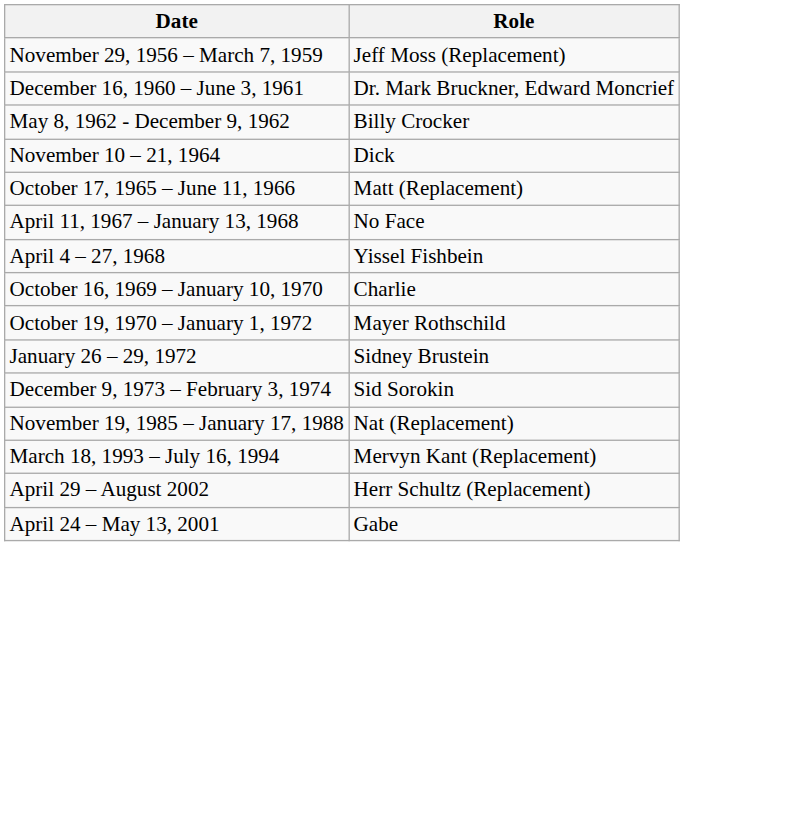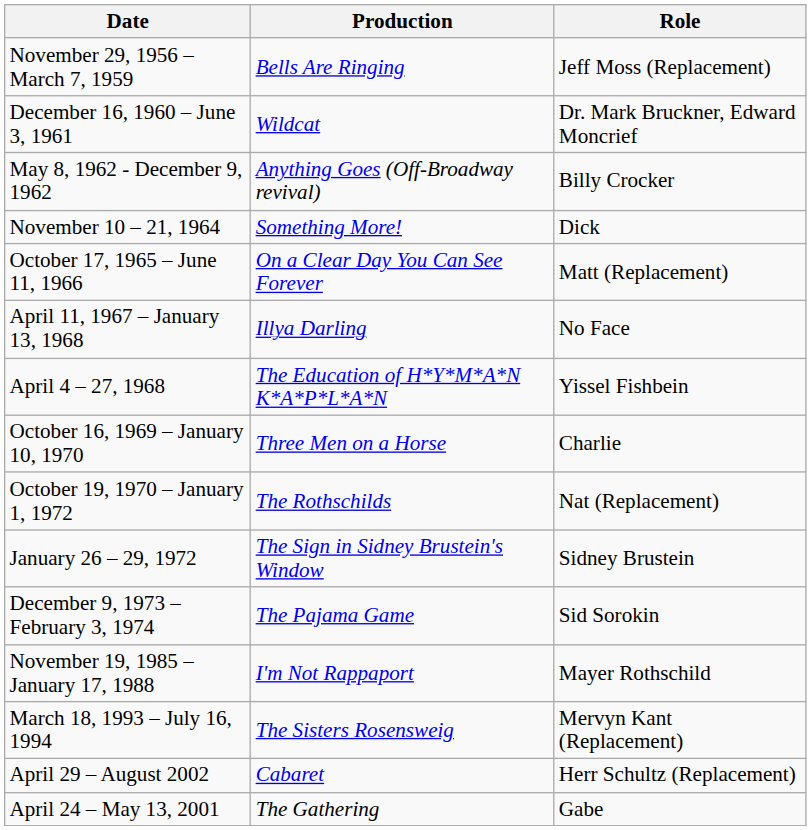+ column: (402, 21)
(430, 322) Mayer Rothschild -> (639, 500) Nat (Replacement)
(434, 423) Nat (Replacement) -> (635, 672) Mayer Rothschild
